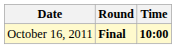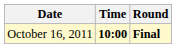columns swapped: (154, 14) <-> (116, 14)
